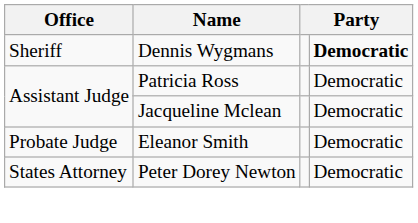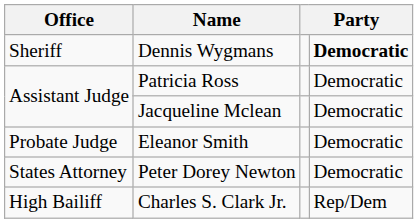+ row: (212, 202)
